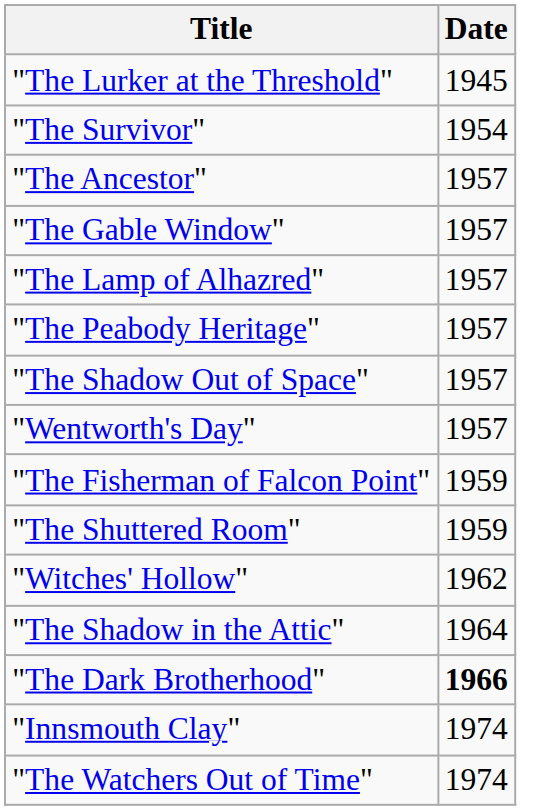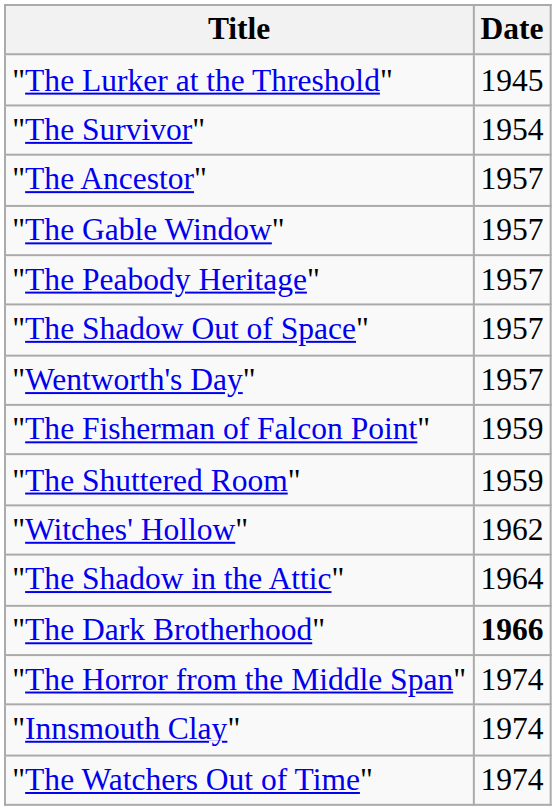- row: (168, 279)
+ row: (239, 679)
